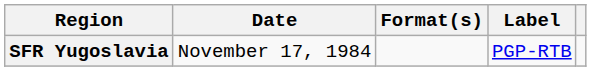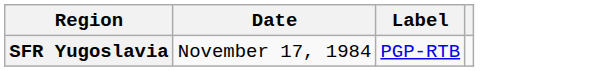- column: (432, 20)
